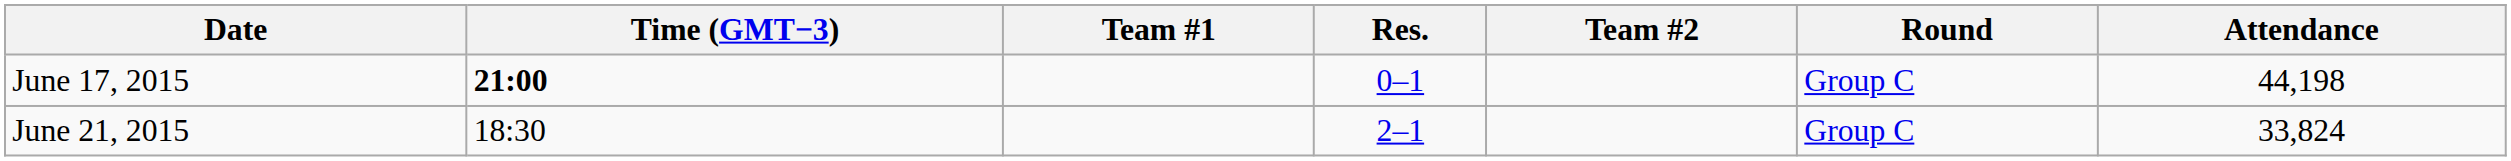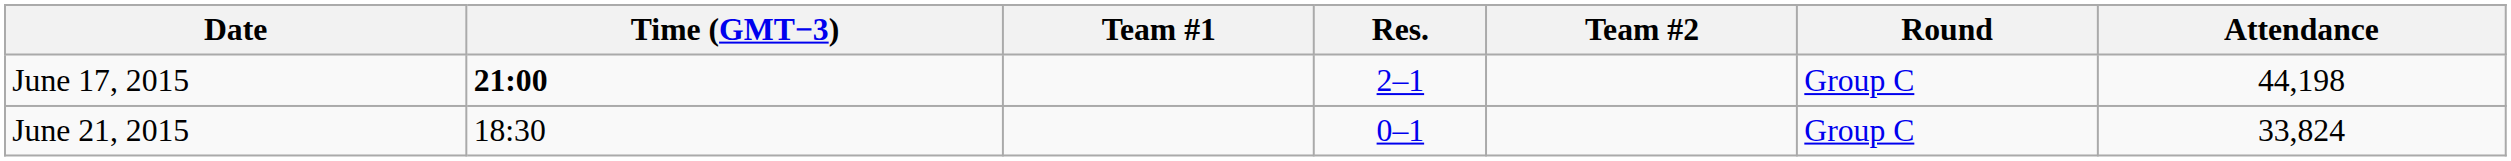(1400, 79) 0–1 -> (1400, 79) 2–1
(1400, 130) 2–1 -> (1400, 130) 0–1
